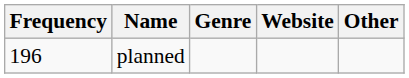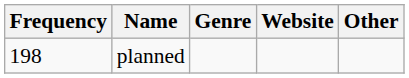(26, 55) 196 -> (26, 55) 198
